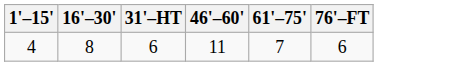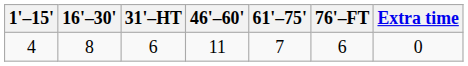+ column: (418, 18)
